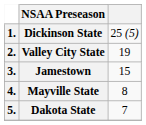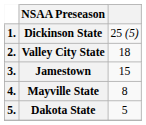(125, 52) 19 -> (125, 52) 18
(125, 110) 7 -> (125, 110) 5
